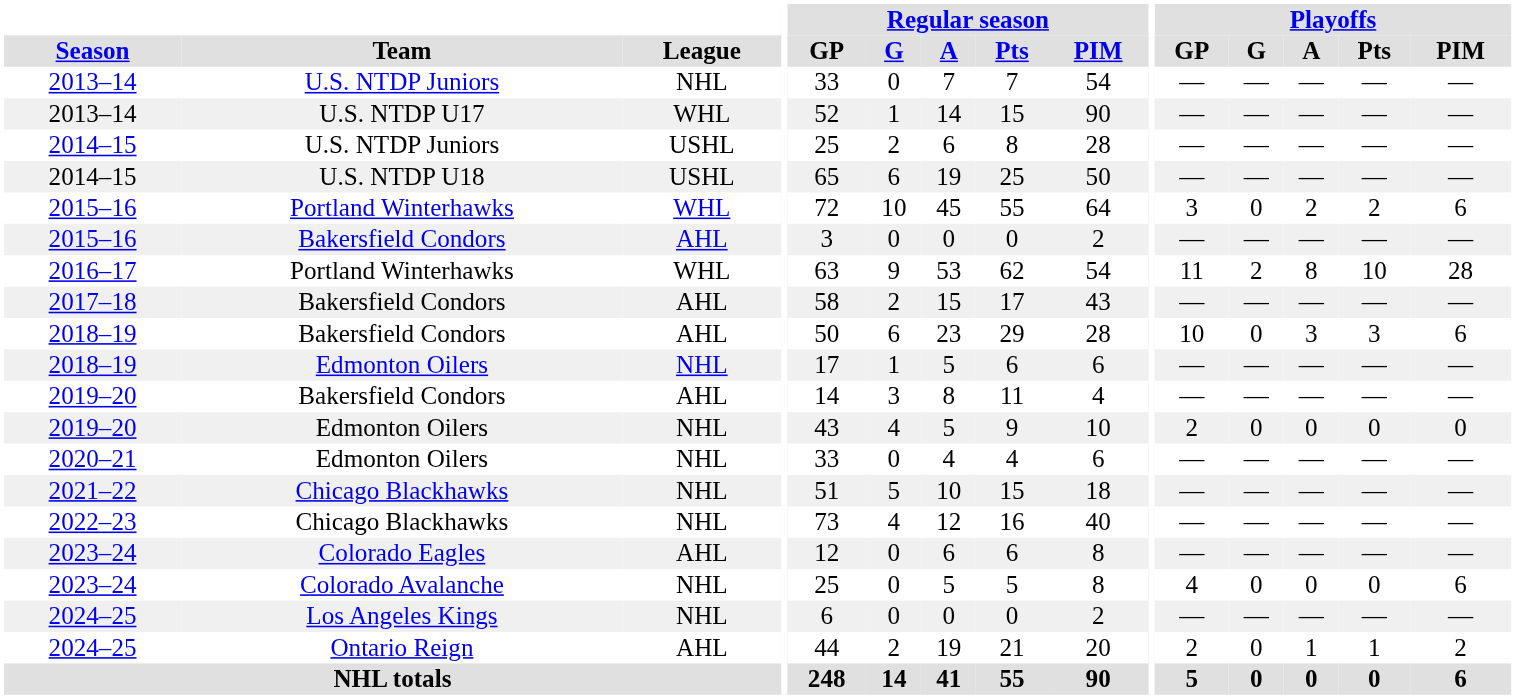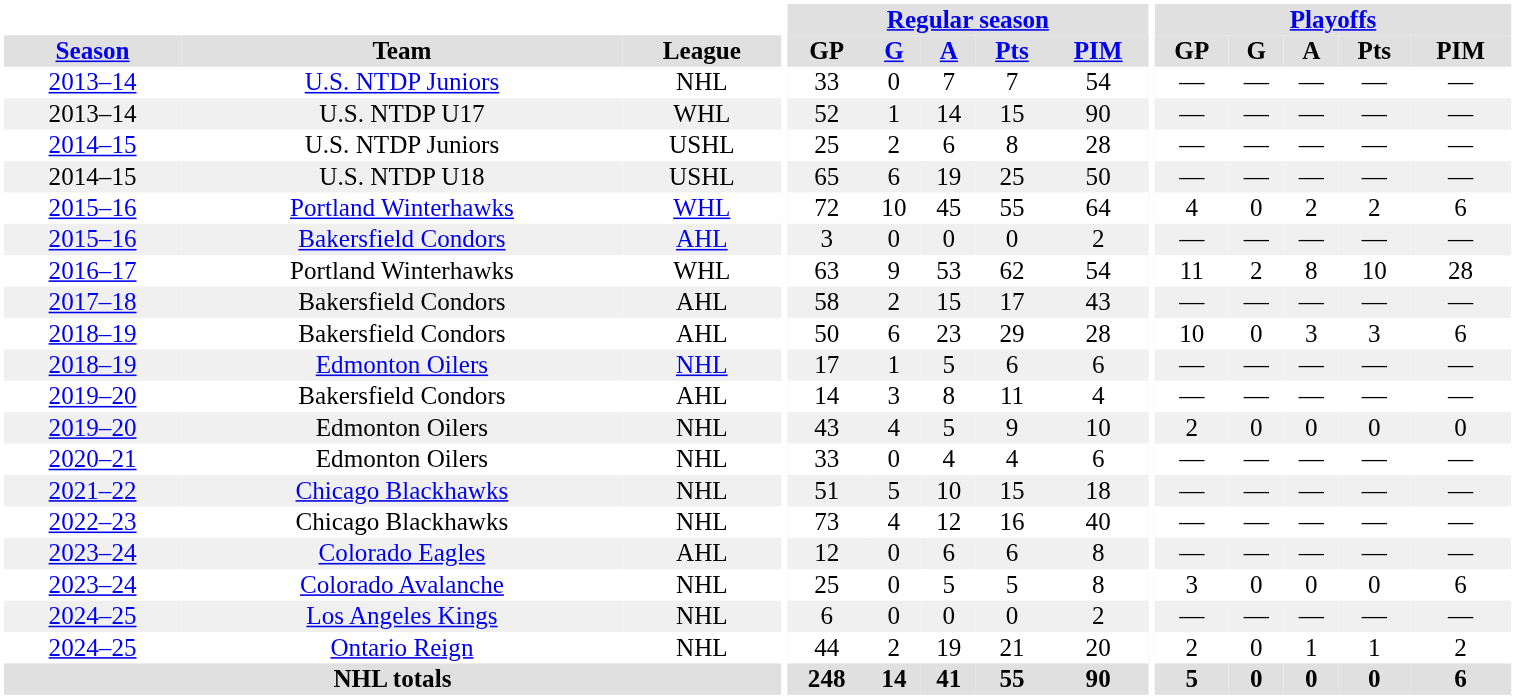(1192, 207) 3 -> (1192, 207) 4
(1192, 584) 4 -> (1192, 584) 3
(702, 647) AHL -> (702, 647) NHL
